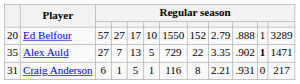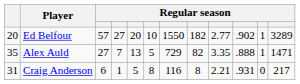(135, 35) 17 -> (135, 35) 20
(198, 35) 152 -> (198, 35) 182
(221, 35) 2.79 -> (221, 35) 2.77
(245, 35) .888 -> (245, 35) .902
(198, 53) 22 -> (198, 53) 82
(245, 53) .902 -> (245, 53) .888
(263, 53) bold -> (263, 53) normal
(152, 70) 1 -> (152, 70) 8
